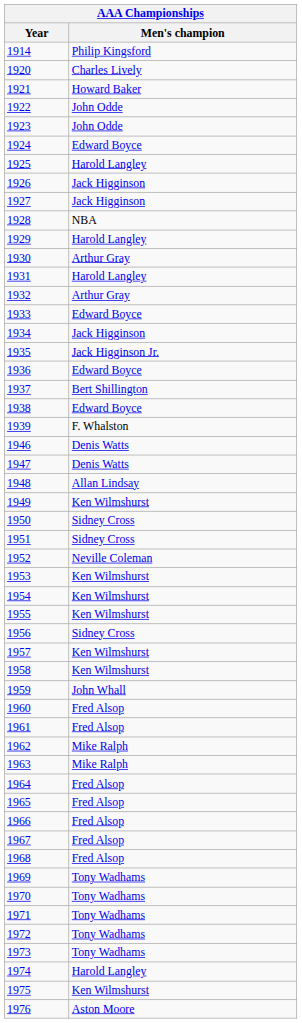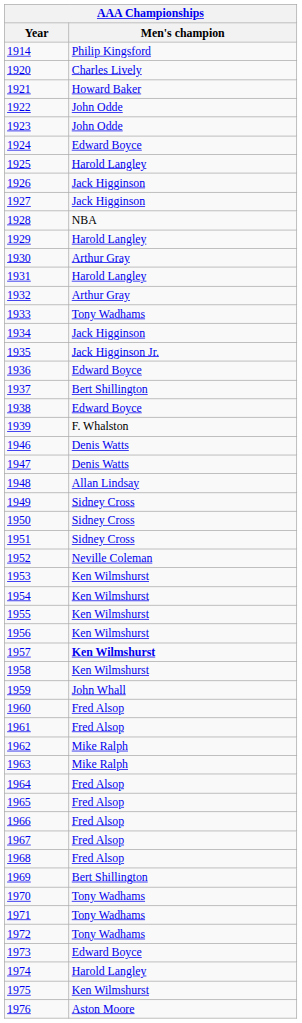(107, 314) Edward Boyce -> (108, 314) Tony Wadhams
(110, 502) Ken Wilmshurst -> (103, 502) Sidney Cross
(103, 633) Sidney Cross -> (110, 633) Ken Wilmshurst
(110, 652) normal -> (113, 652) bold
(108, 877) Tony Wadhams -> (110, 877) Bert Shillington
(108, 952) Tony Wadhams -> (107, 952) Edward Boyce
